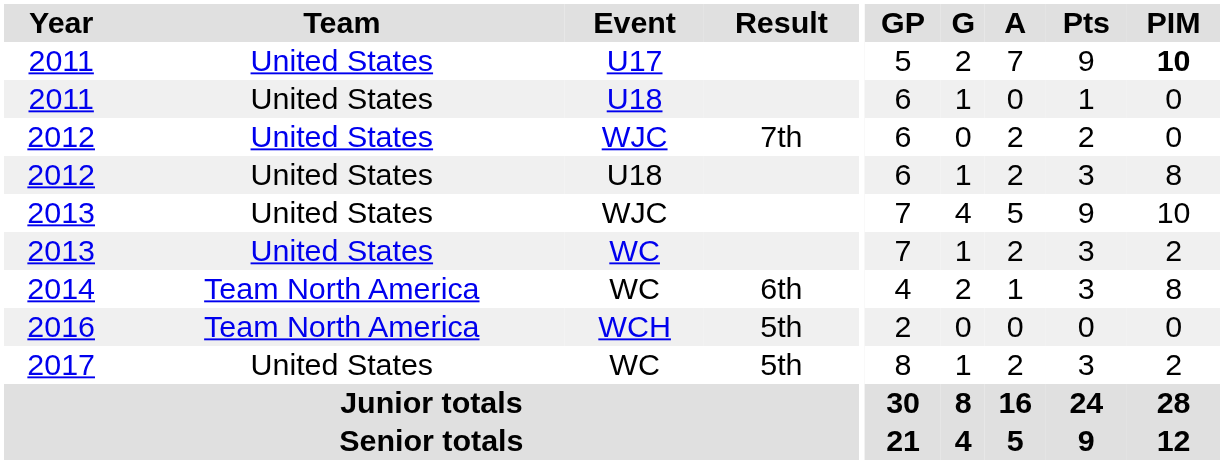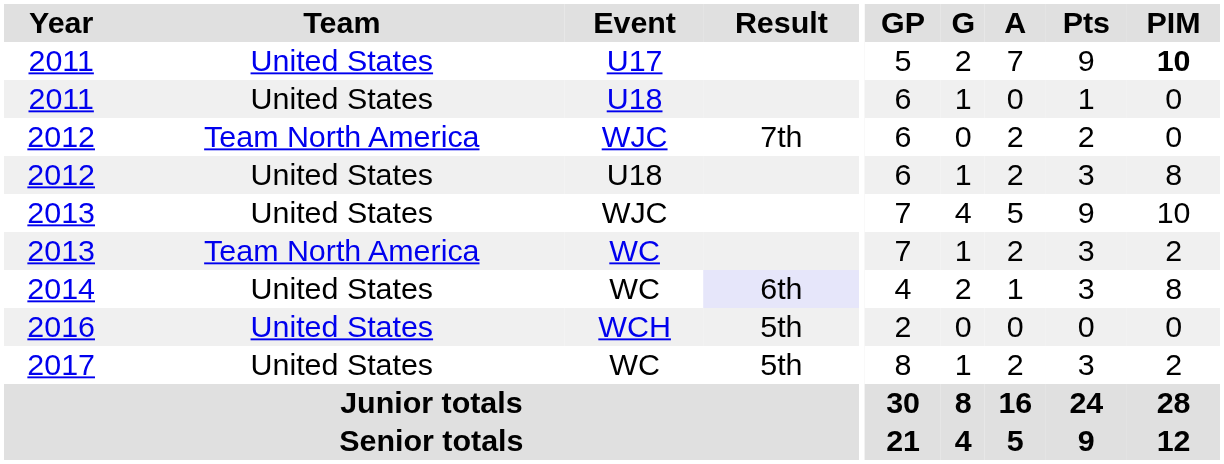(342, 136) United States -> (342, 136) Team North America
(342, 250) United States -> (342, 250) Team North America
(342, 288) Team North America -> (342, 288) United States
(781, 288) no background -> (781, 288) lavender background
(342, 326) Team North America -> (342, 326) United States
